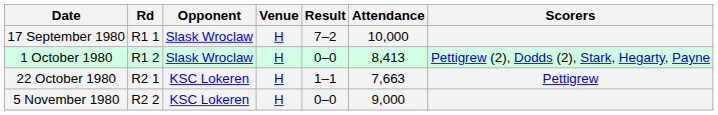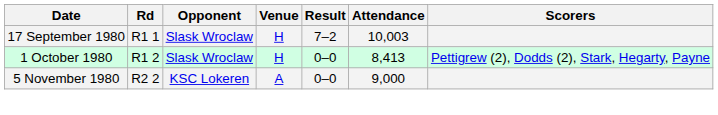(388, 36) 10,000 -> (388, 36) 10,003
- row: (66, 79)
(279, 100) H -> (279, 79) A
